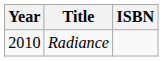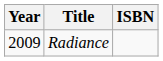(24, 42) 2010 -> (24, 42) 2009
